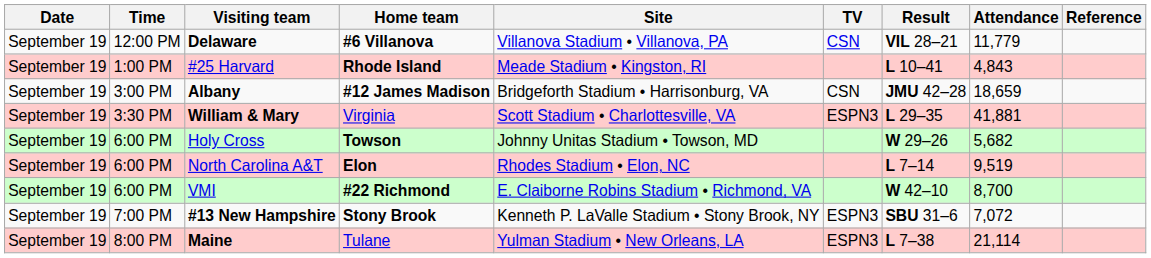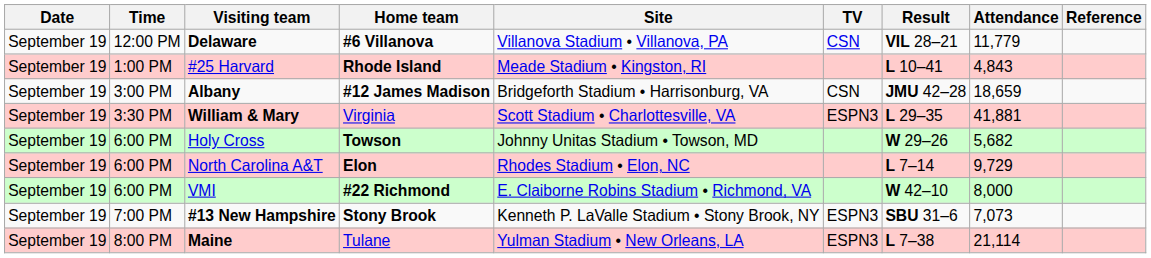(993, 166) 9,519 -> (993, 166) 9,729
(993, 191) 8,700 -> (993, 191) 8,000
(993, 215) 7,072 -> (993, 215) 7,073
